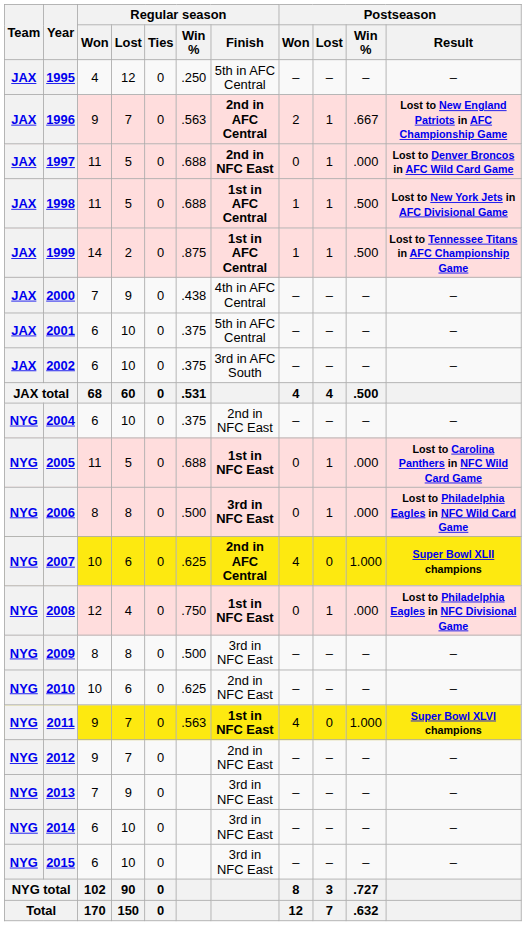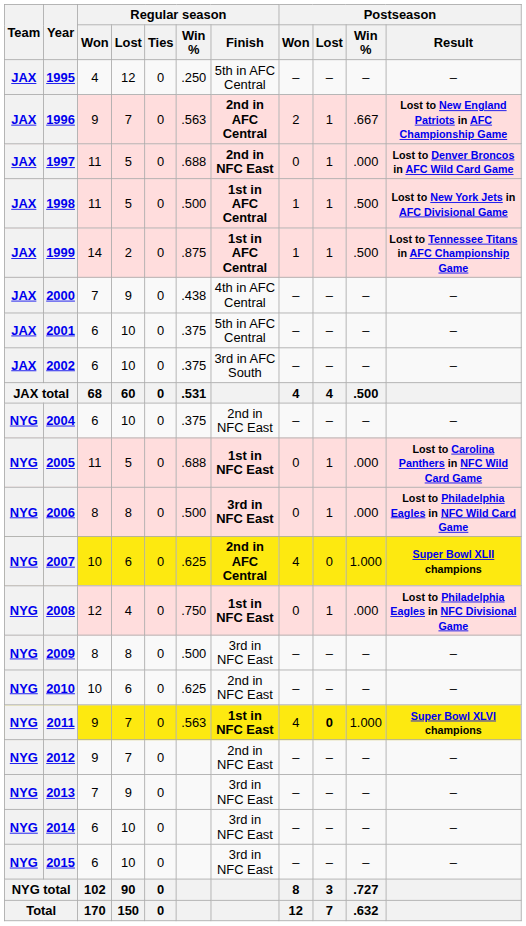(194, 204) .688 -> (194, 204) .500
(329, 723) normal -> (329, 723) bold
